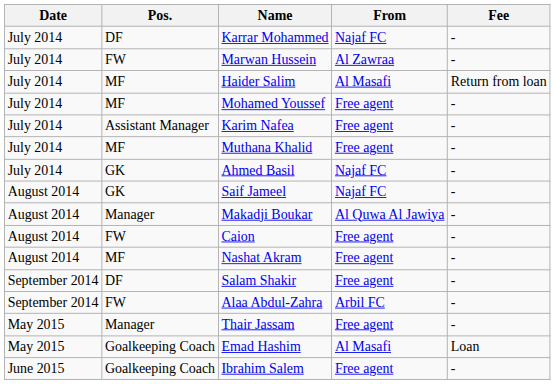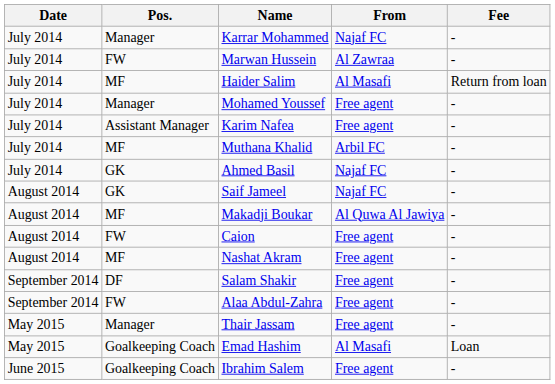(114, 37) DF -> (130, 37) Manager
(115, 103) MF -> (130, 103) Manager
(364, 147) Free agent -> (360, 147) Arbil FC
(130, 214) Manager -> (115, 214) MF
(360, 302) Arbil FC -> (364, 302) Free agent
